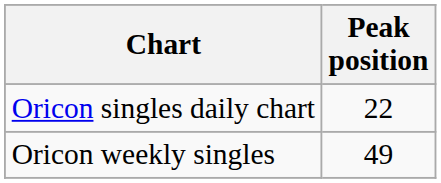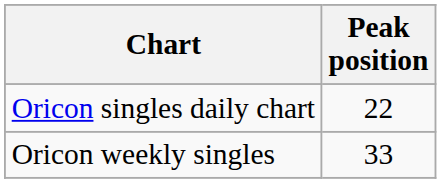(379, 154) 49 -> (379, 154) 33
